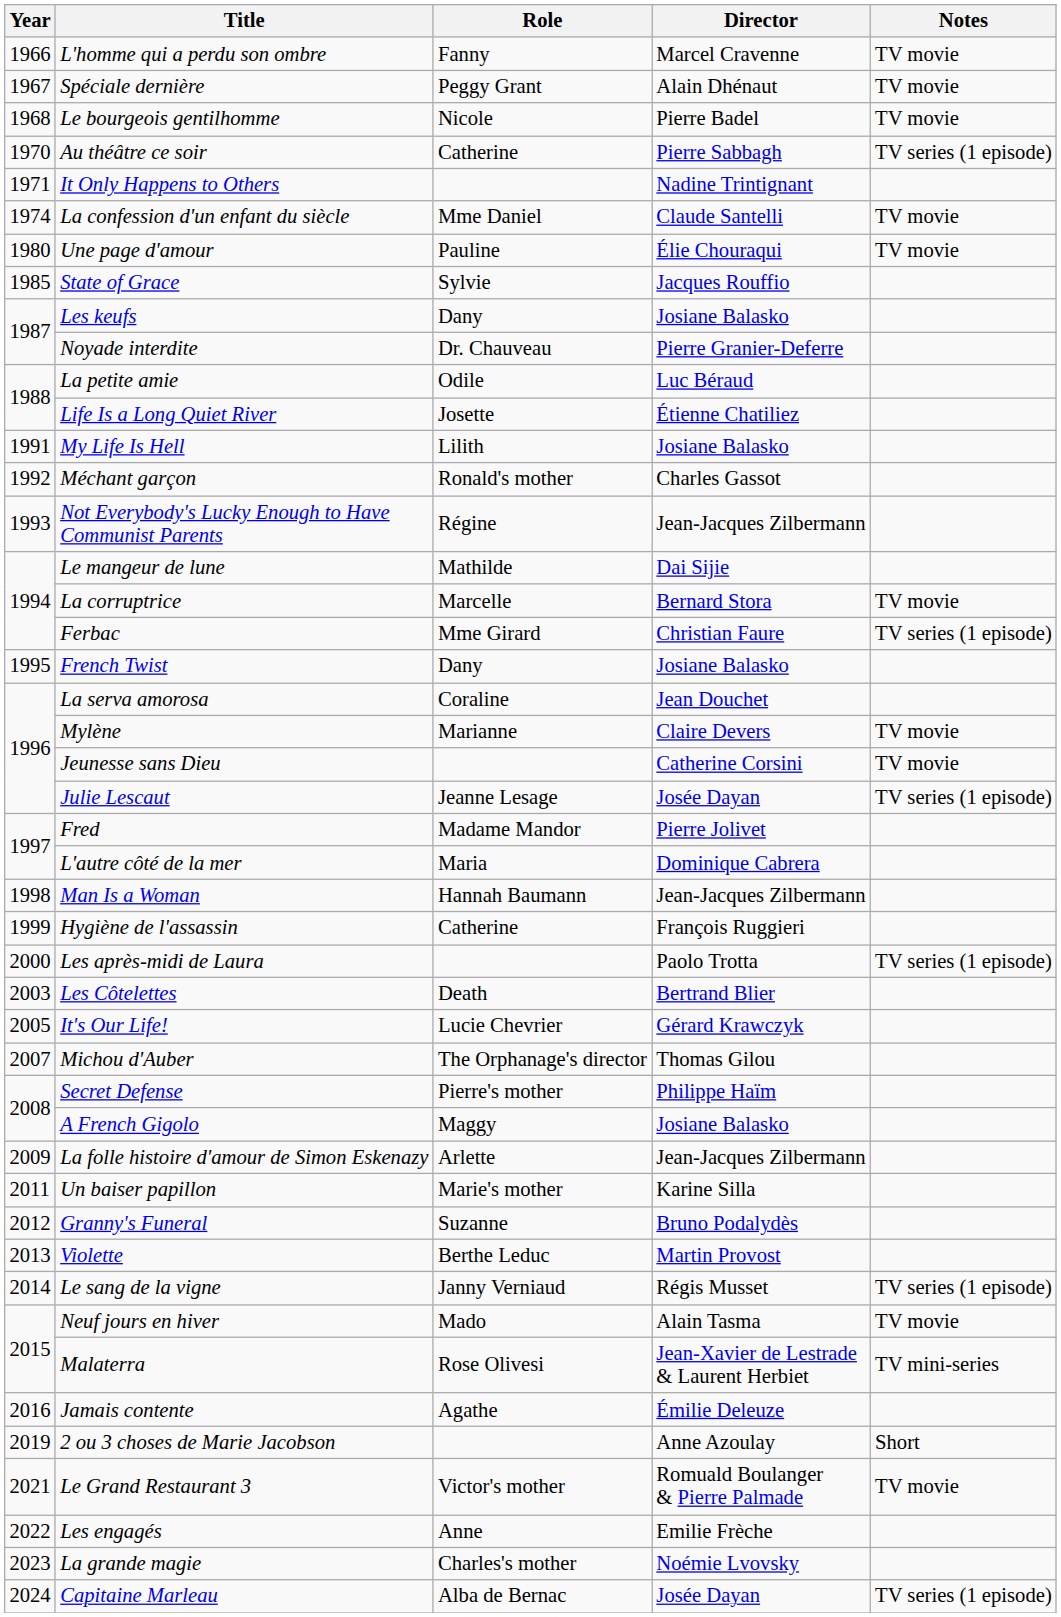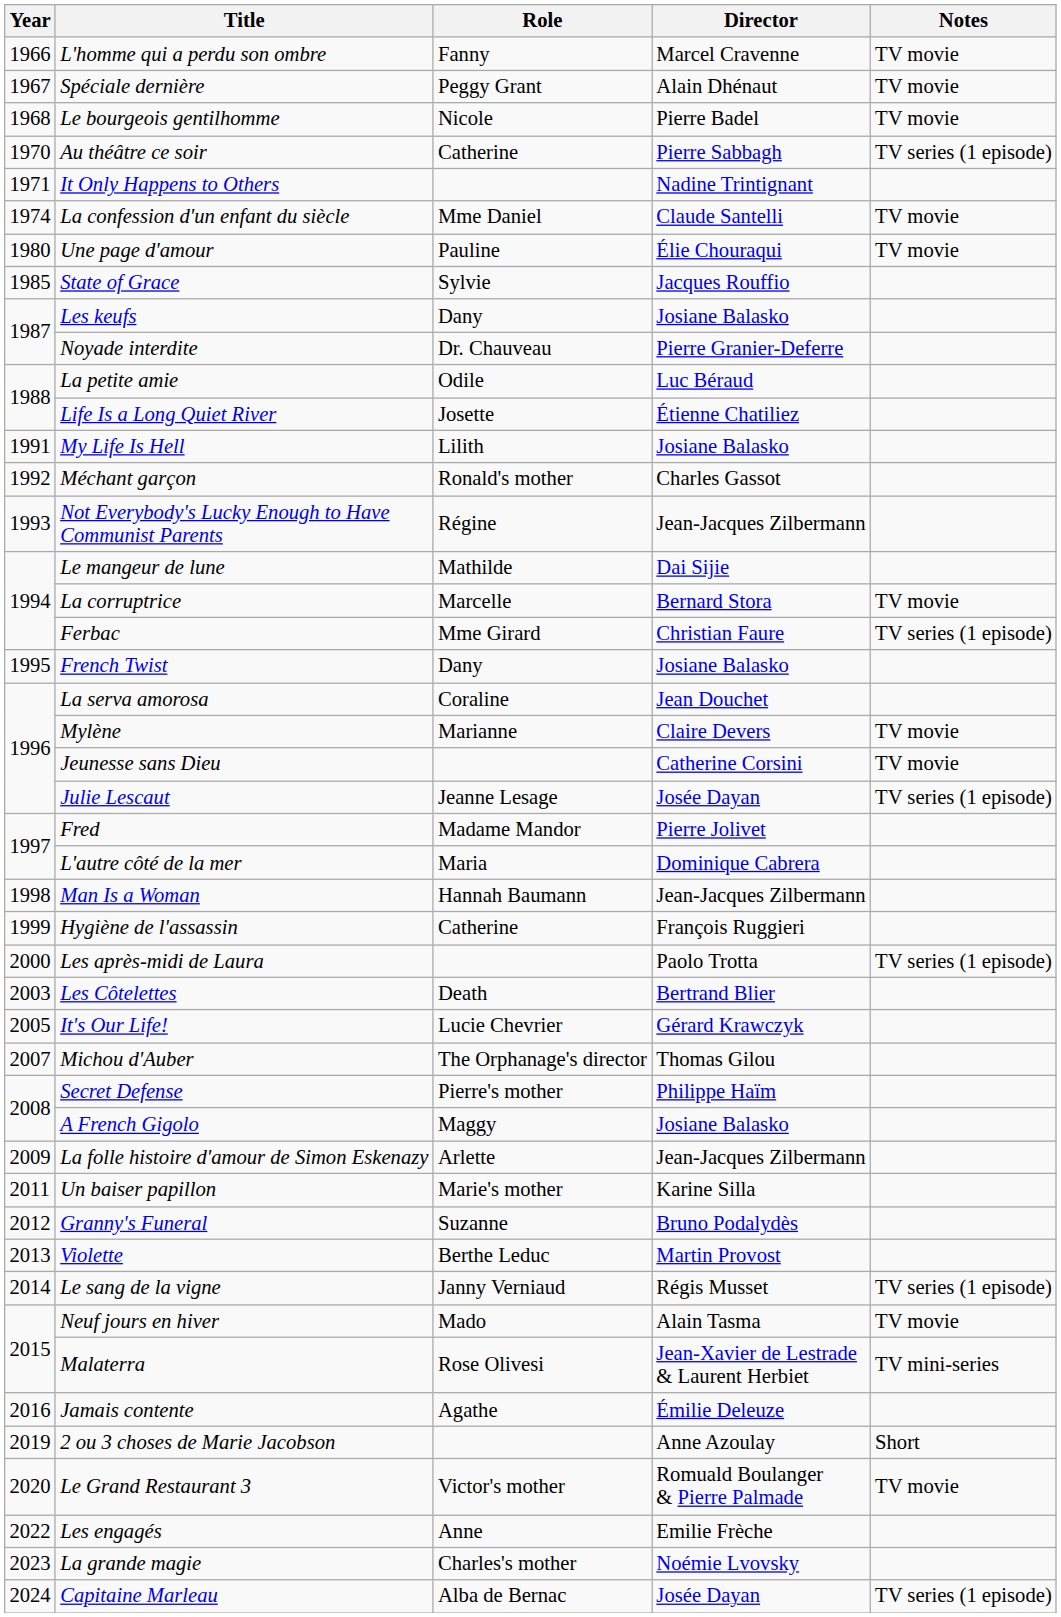(30, 1486) 2021 -> (30, 1486) 2020
